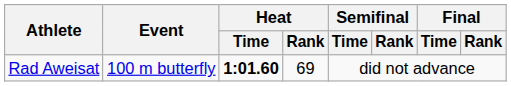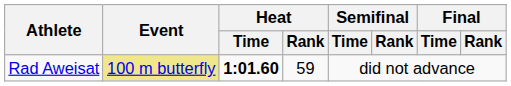(161, 68) no background -> (161, 68) khaki background
(305, 68) 69 -> (305, 68) 59
